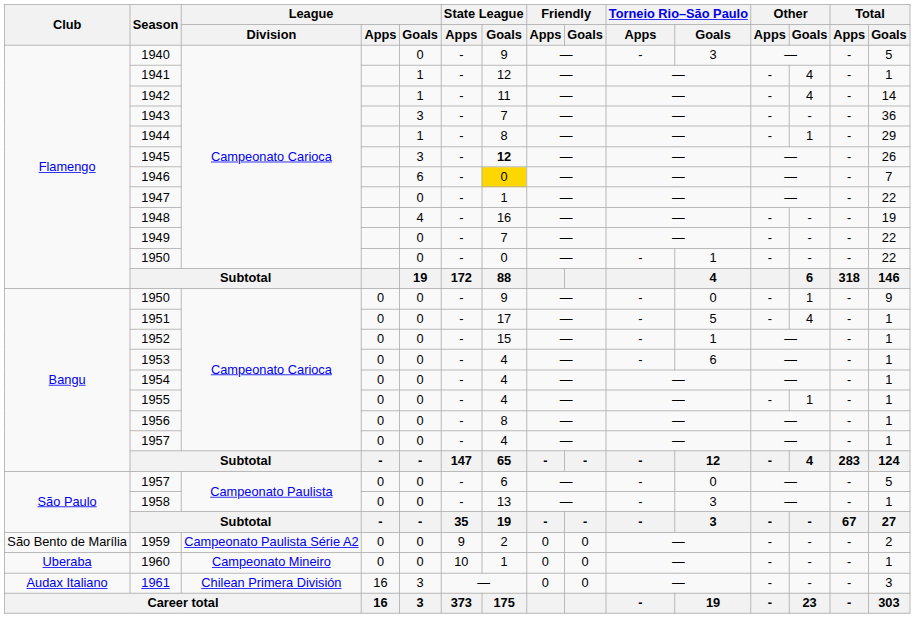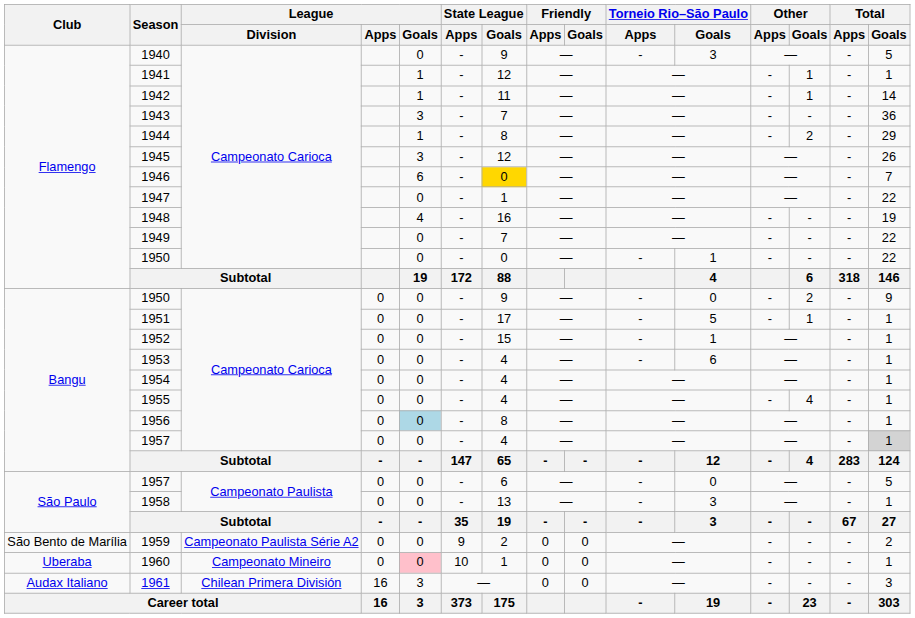(810, 75) 4 -> (810, 75) 1
(810, 95) 4 -> (810, 95) 1
(810, 136) 1 -> (810, 136) 2
(504, 156) bold -> (504, 156) normal
(810, 298) 1 -> (810, 298) 2
(810, 319) 4 -> (810, 319) 1
(810, 400) 1 -> (810, 400) 4
(420, 420) no background -> (420, 420) lightblue background
(889, 440) no background -> (889, 440) lightgrey background
(420, 562) no background -> (420, 562) pink background
